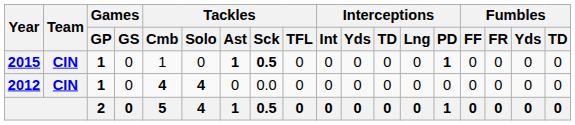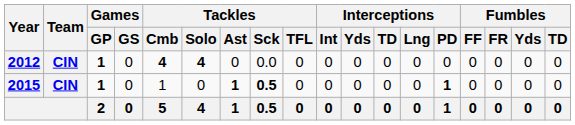rows swapped: (24, 85) <-> (24, 62)
